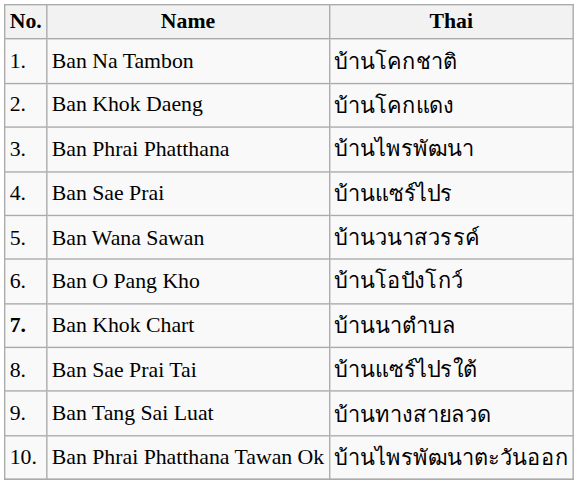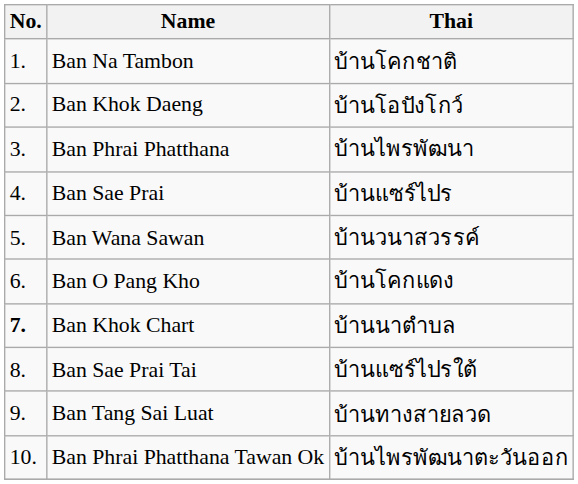(394, 105) บ้านโคกแดง -> (399, 105) บ้านโอปังโกว์
(399, 281) บ้านโอปังโกว์ -> (394, 281) บ้านโคกแดง
